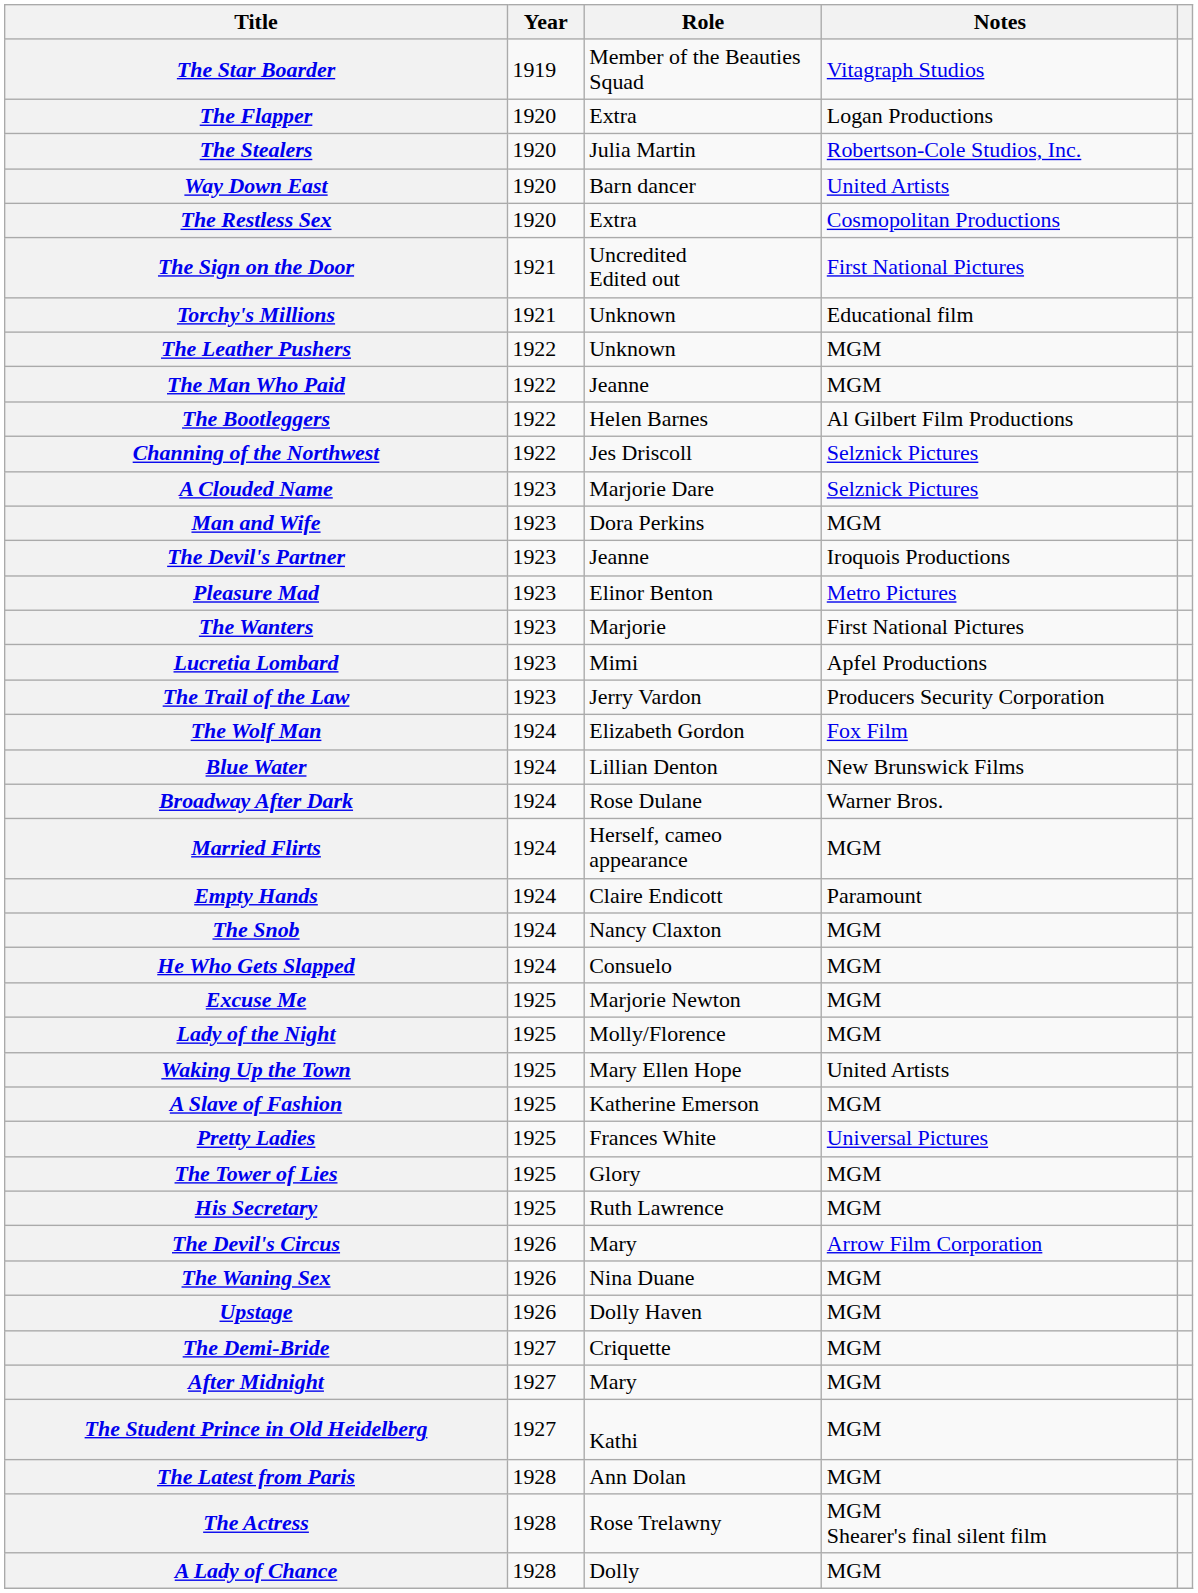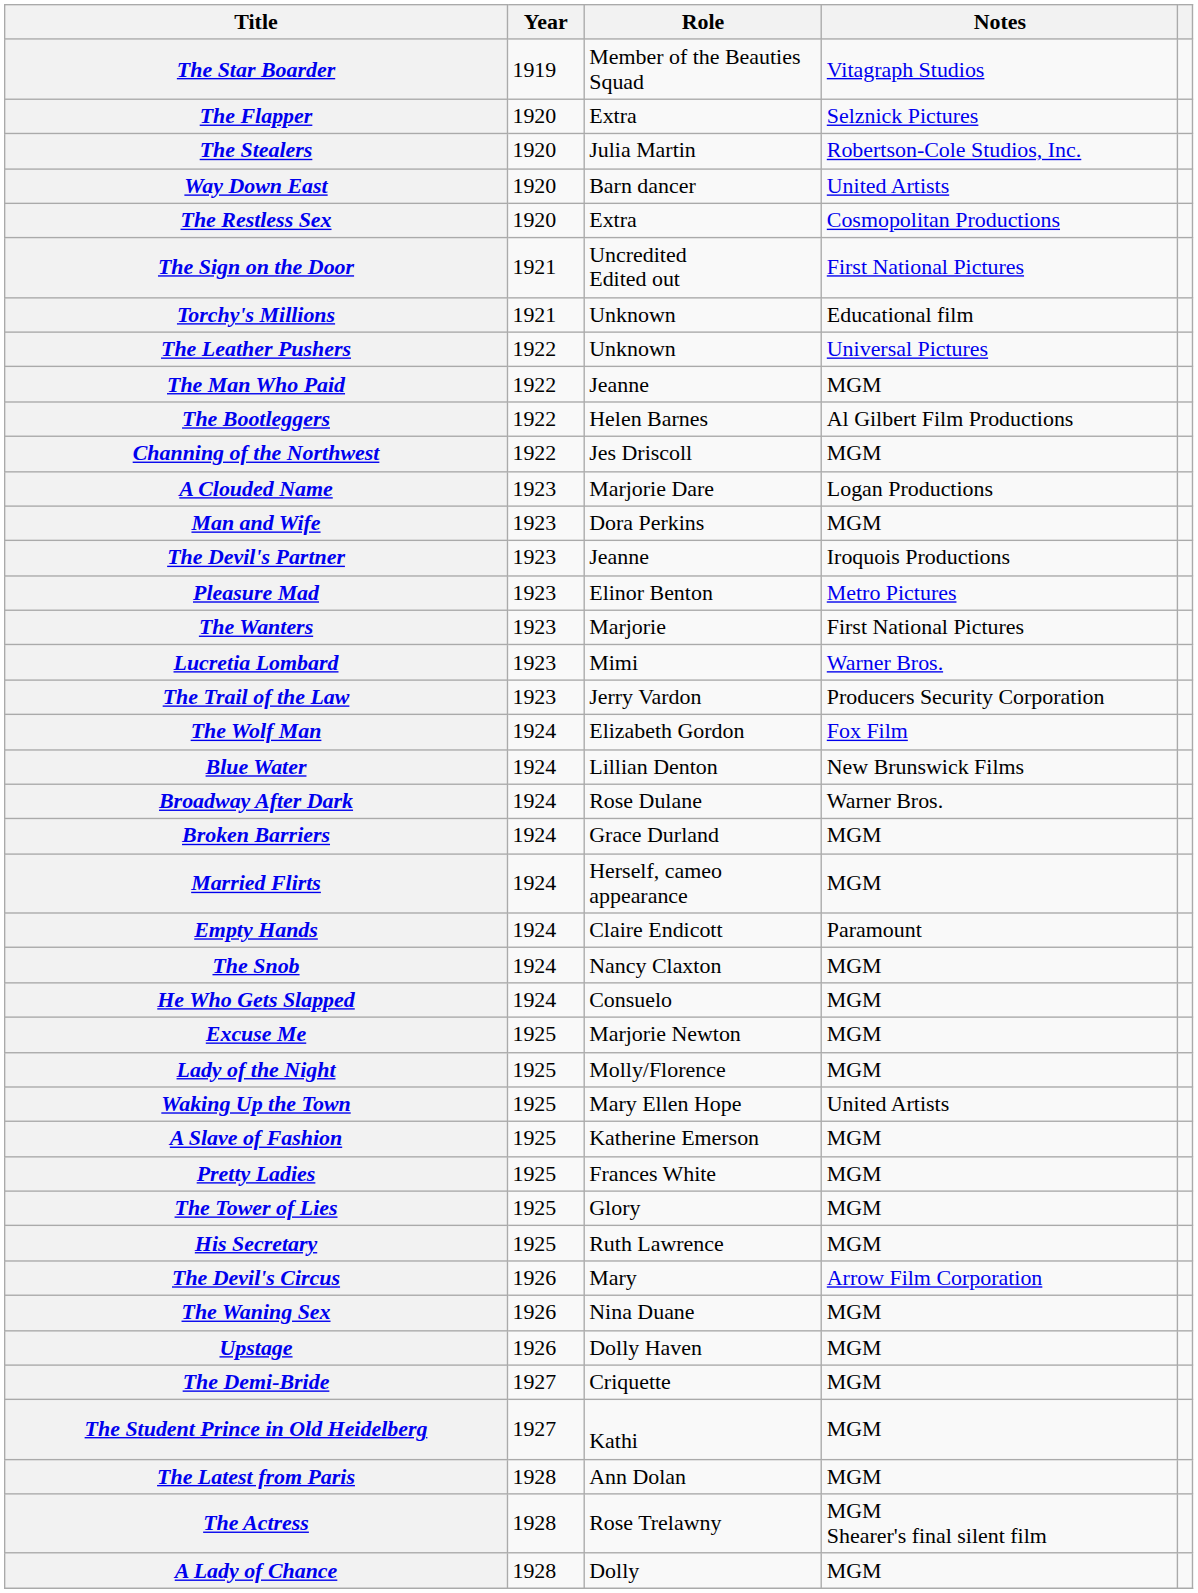(910, 116) Logan Productions -> (903, 116) Selznick Pictures
(854, 349) MGM -> (907, 349) Universal Pictures
(903, 453) Selznick Pictures -> (854, 453) MGM
(903, 488) Selznick Pictures -> (910, 488) Logan Productions
(907, 662) Apfel Productions -> (885, 662) Warner Bros.
+ row: (256, 836)
(907, 1138) Universal Pictures -> (854, 1173) MGM
- row: (256, 1382)
